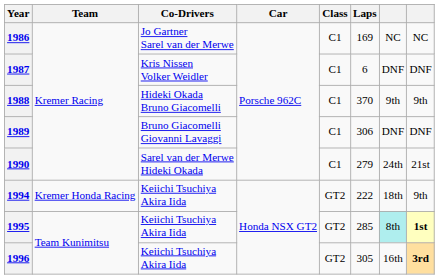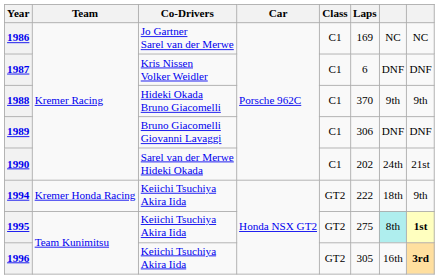(365, 163) 279 -> (365, 163) 202
(365, 226) 285 -> (365, 226) 275
